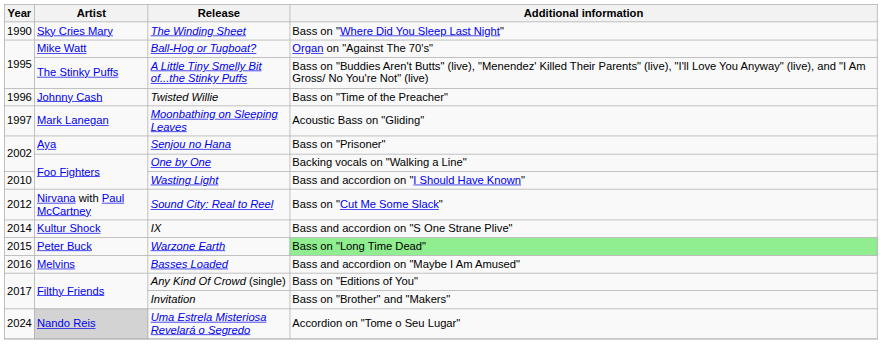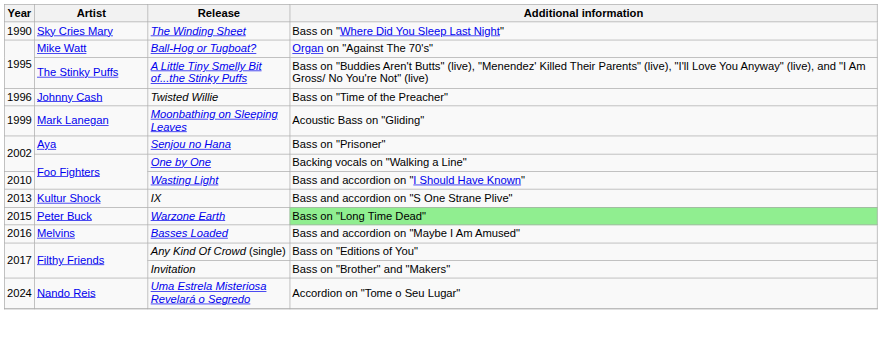(19, 121) 1997 -> (19, 121) 1999
- row: (212, 204)
(19, 228) 2014 -> (19, 198) 2013
(66, 323) lightgrey background -> (66, 293) no background
